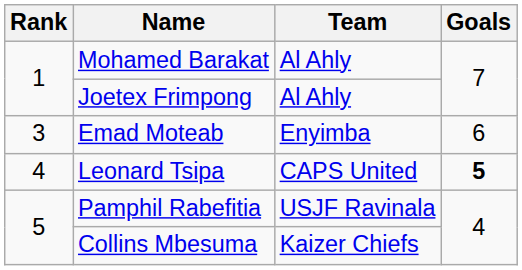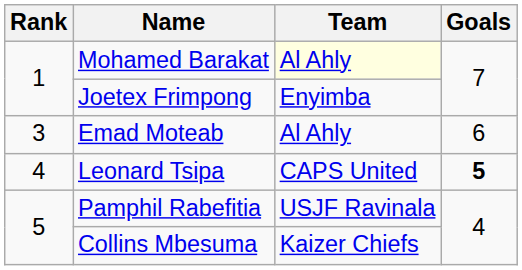(315, 60) no background -> (315, 60) lightyellow background
(315, 97) Al Ahly -> (325, 97) Enyimba
(325, 134) Enyimba -> (315, 134) Al Ahly
